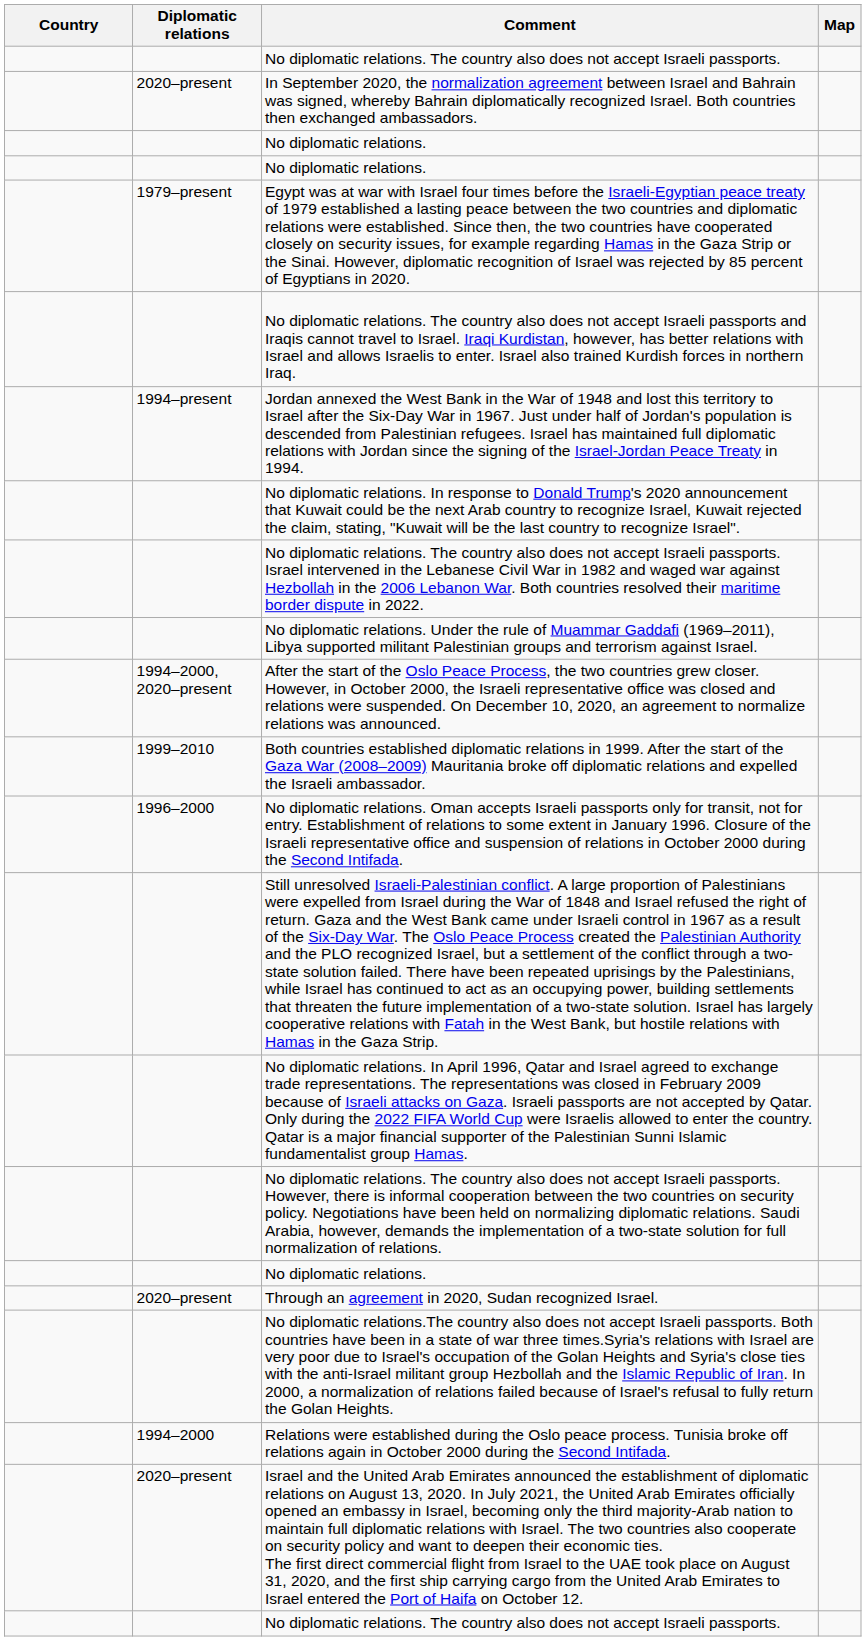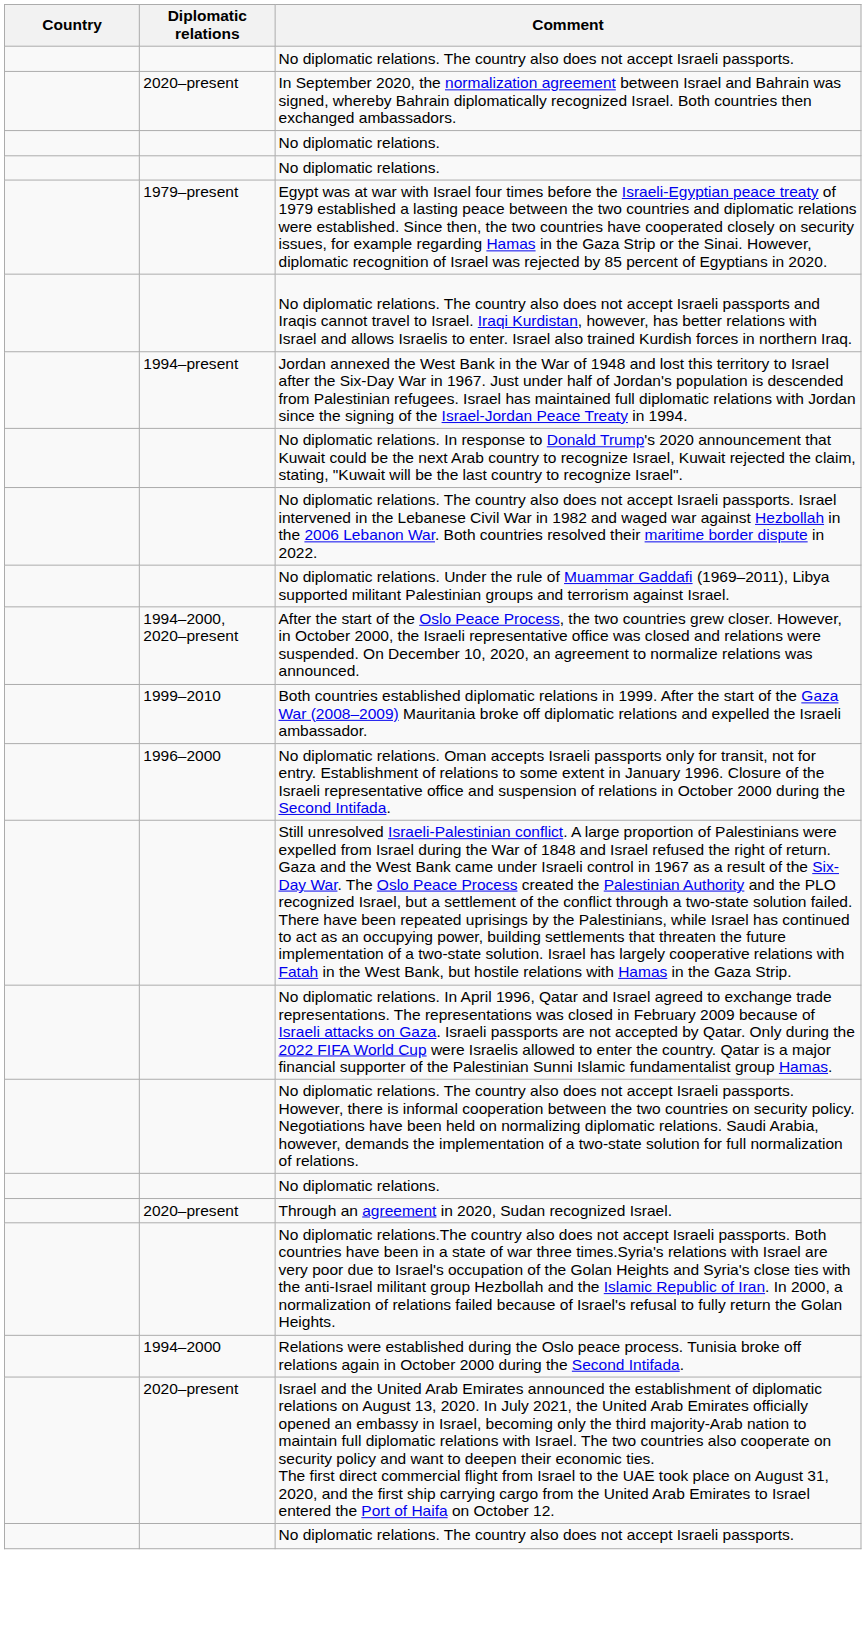- column: (840, 25)
